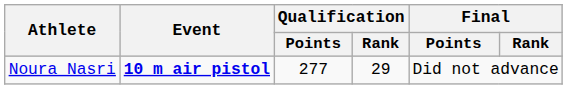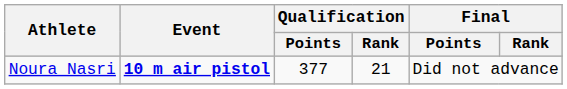(313, 70) 277 -> (313, 70) 377
(381, 70) 29 -> (381, 70) 21
